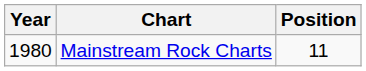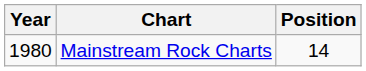(319, 50) 11 -> (319, 50) 14
